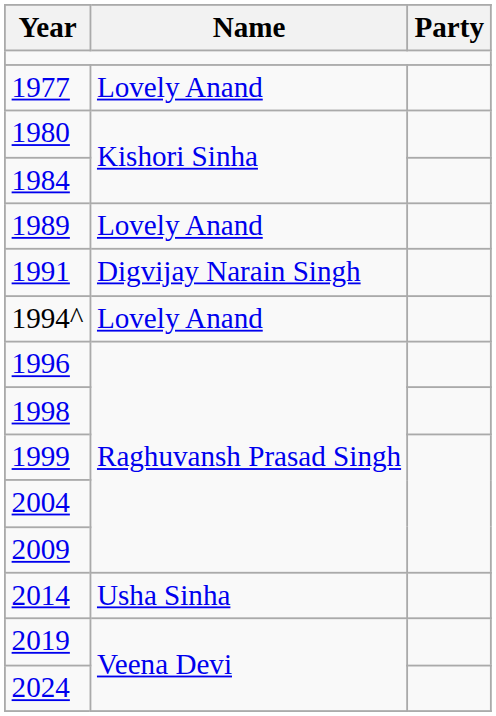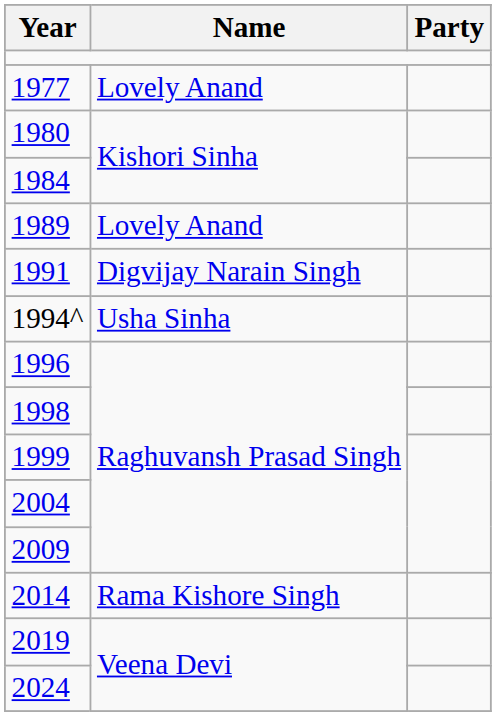(180, 318) Lovely Anand -> (164, 318) Usha Sinha
(164, 595) Usha Sinha -> (218, 595) Rama Kishore Singh
